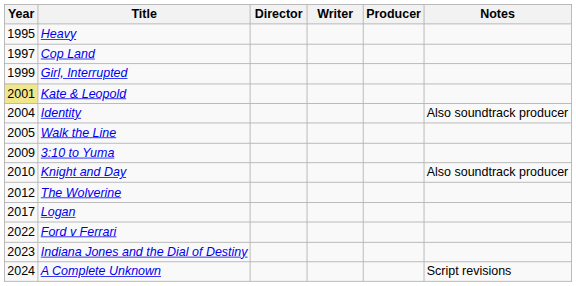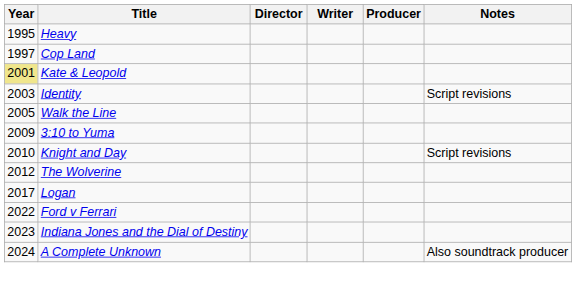- row: (84, 73)
(21, 113) 2004 -> (21, 93) 2003
(497, 113) Also soundtrack producer -> (469, 93) Script revisions
(497, 172) Also soundtrack producer -> (469, 152) Script revisions
(469, 271) Script revisions -> (497, 251) Also soundtrack producer
